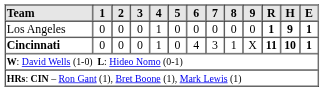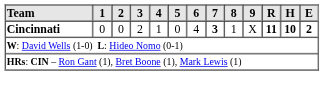- row: (36, 29)
(140, 45) 0 -> (140, 29) 2
(215, 45) normal -> (215, 29) bold
(309, 45) 1 -> (309, 29) 2
